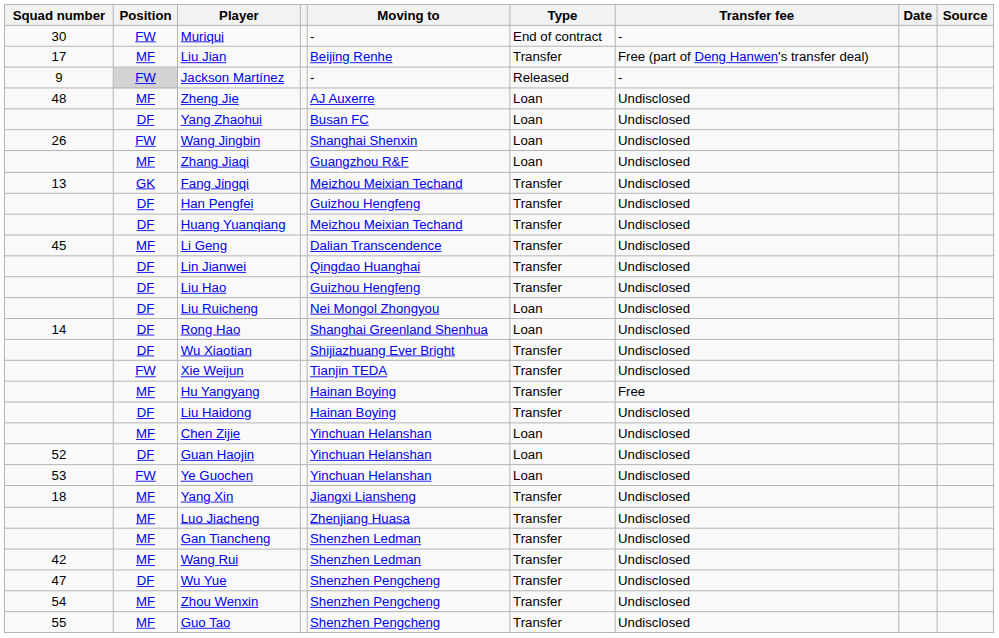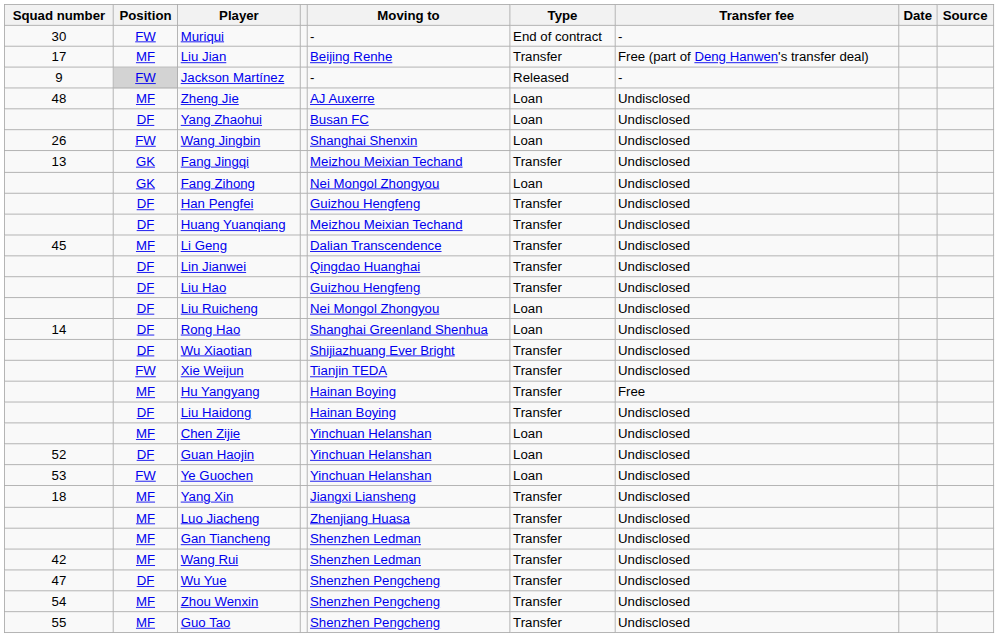- row: (215, 162)
+ row: (218, 183)
